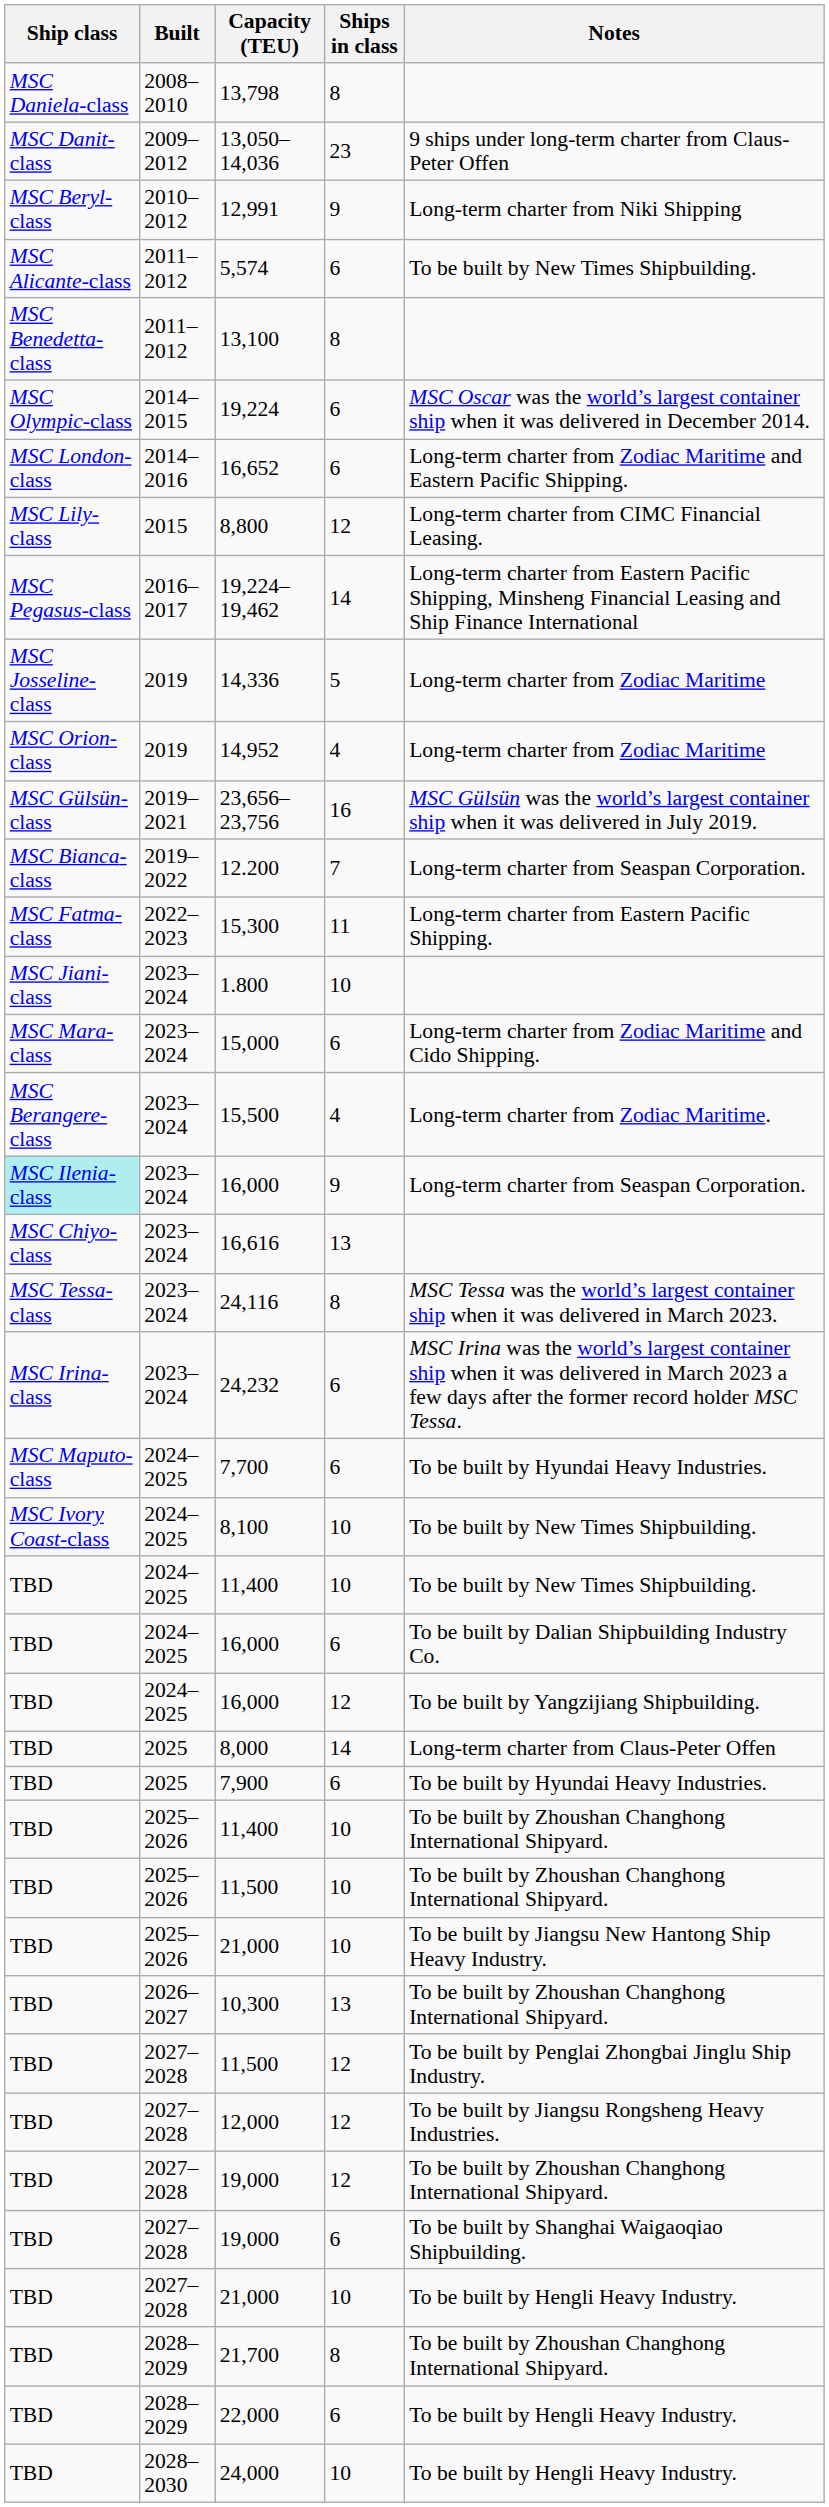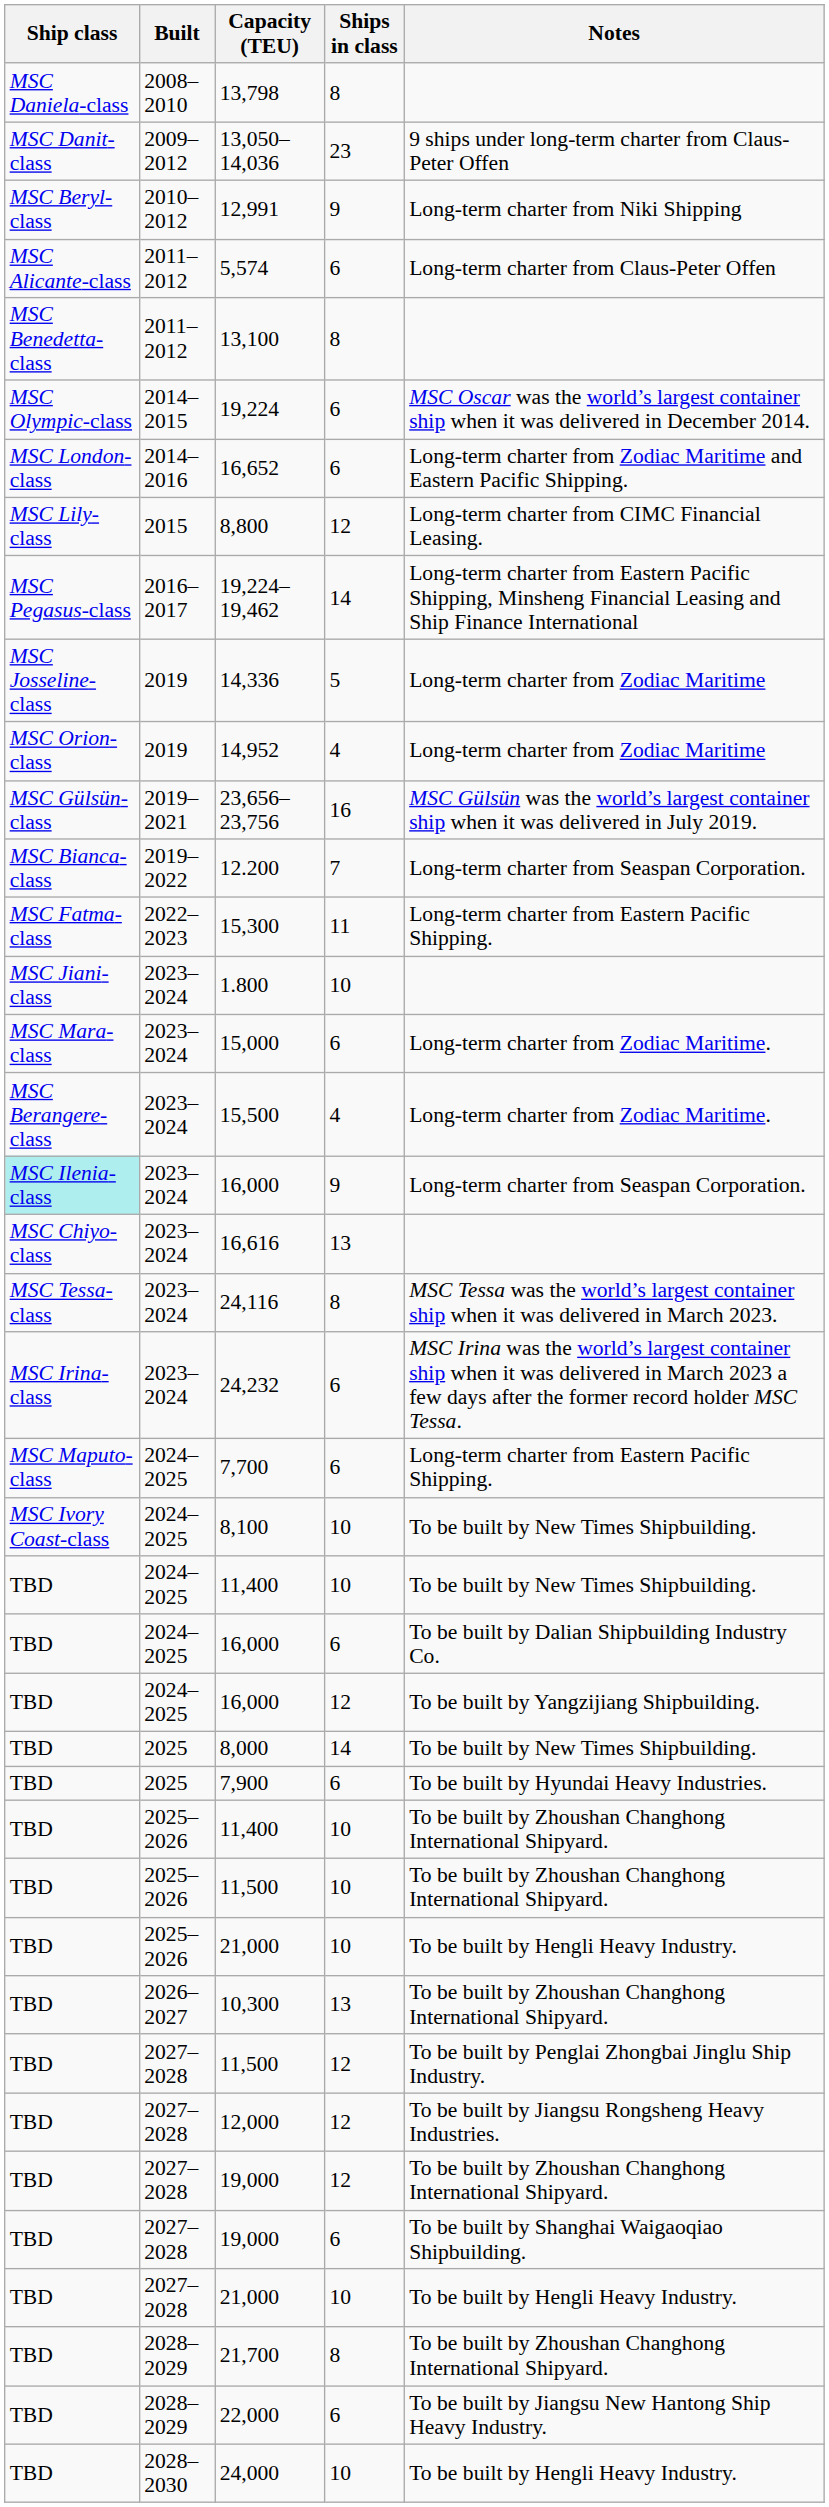(583, 268) To be built by New Times Shipbuilding. -> (593, 268) Long-term charter from Claus-Peter Offen
(606, 1043) Long-term charter from Zodiac Maritime and Cido Shipping. -> (590, 1043) Long-term charter from Zodiac Maritime.
(588, 1467) To be built by Hyundai Heavy Industries. -> (579, 1467) Long-term charter from Eastern Pacific Shipping.
(593, 1748) Long-term charter from Claus-Peter Offen -> (583, 1748) To be built by New Times Shipbuilding.
(590, 1946) To be built by Jiangsu New Hantong Ship Heavy Industry. -> (573, 1946) To be built by Hengli Heavy Industry.
(573, 2414) To be built by Hengli Heavy Industry. -> (590, 2414) To be built by Jiangsu New Hantong Ship Heavy Industry.
